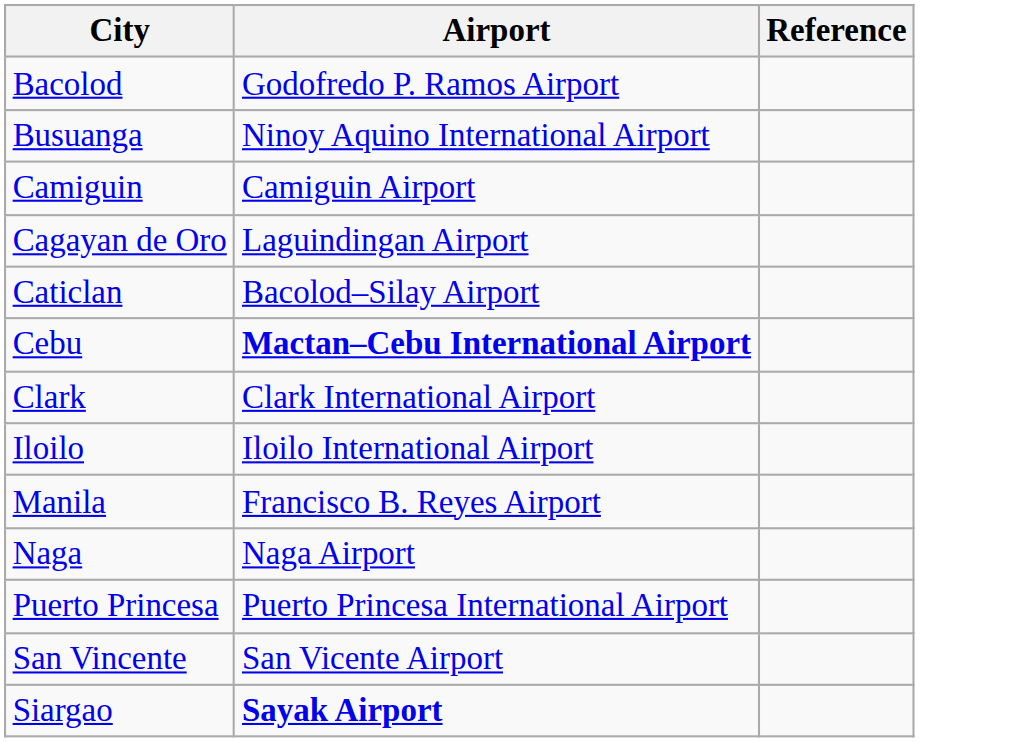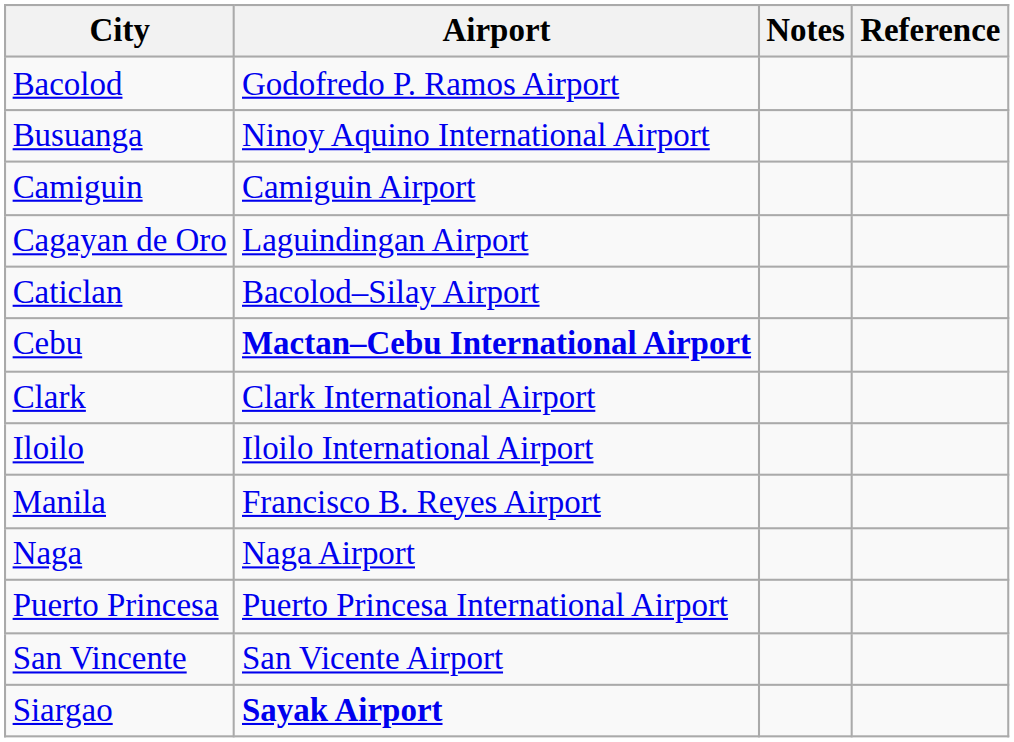+ column: (806, 30)
